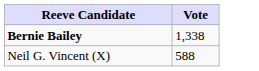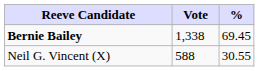+ column: (236, 14)
